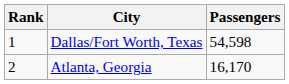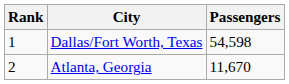(230, 67) 16,170 -> (230, 67) 11,670
